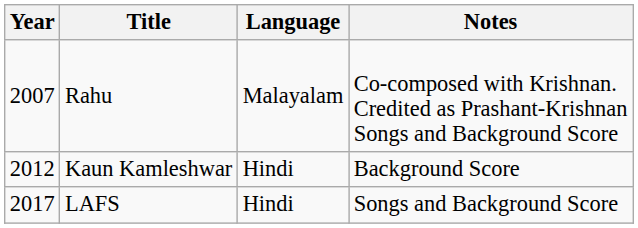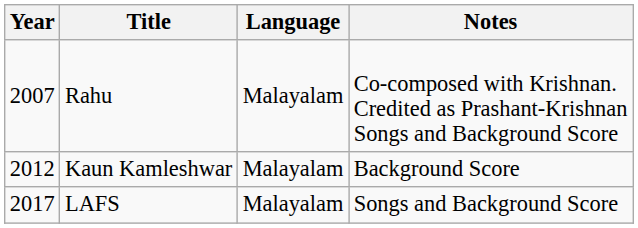(268, 168) Hindi -> (293, 168) Malayalam
(268, 204) Hindi -> (293, 204) Malayalam
